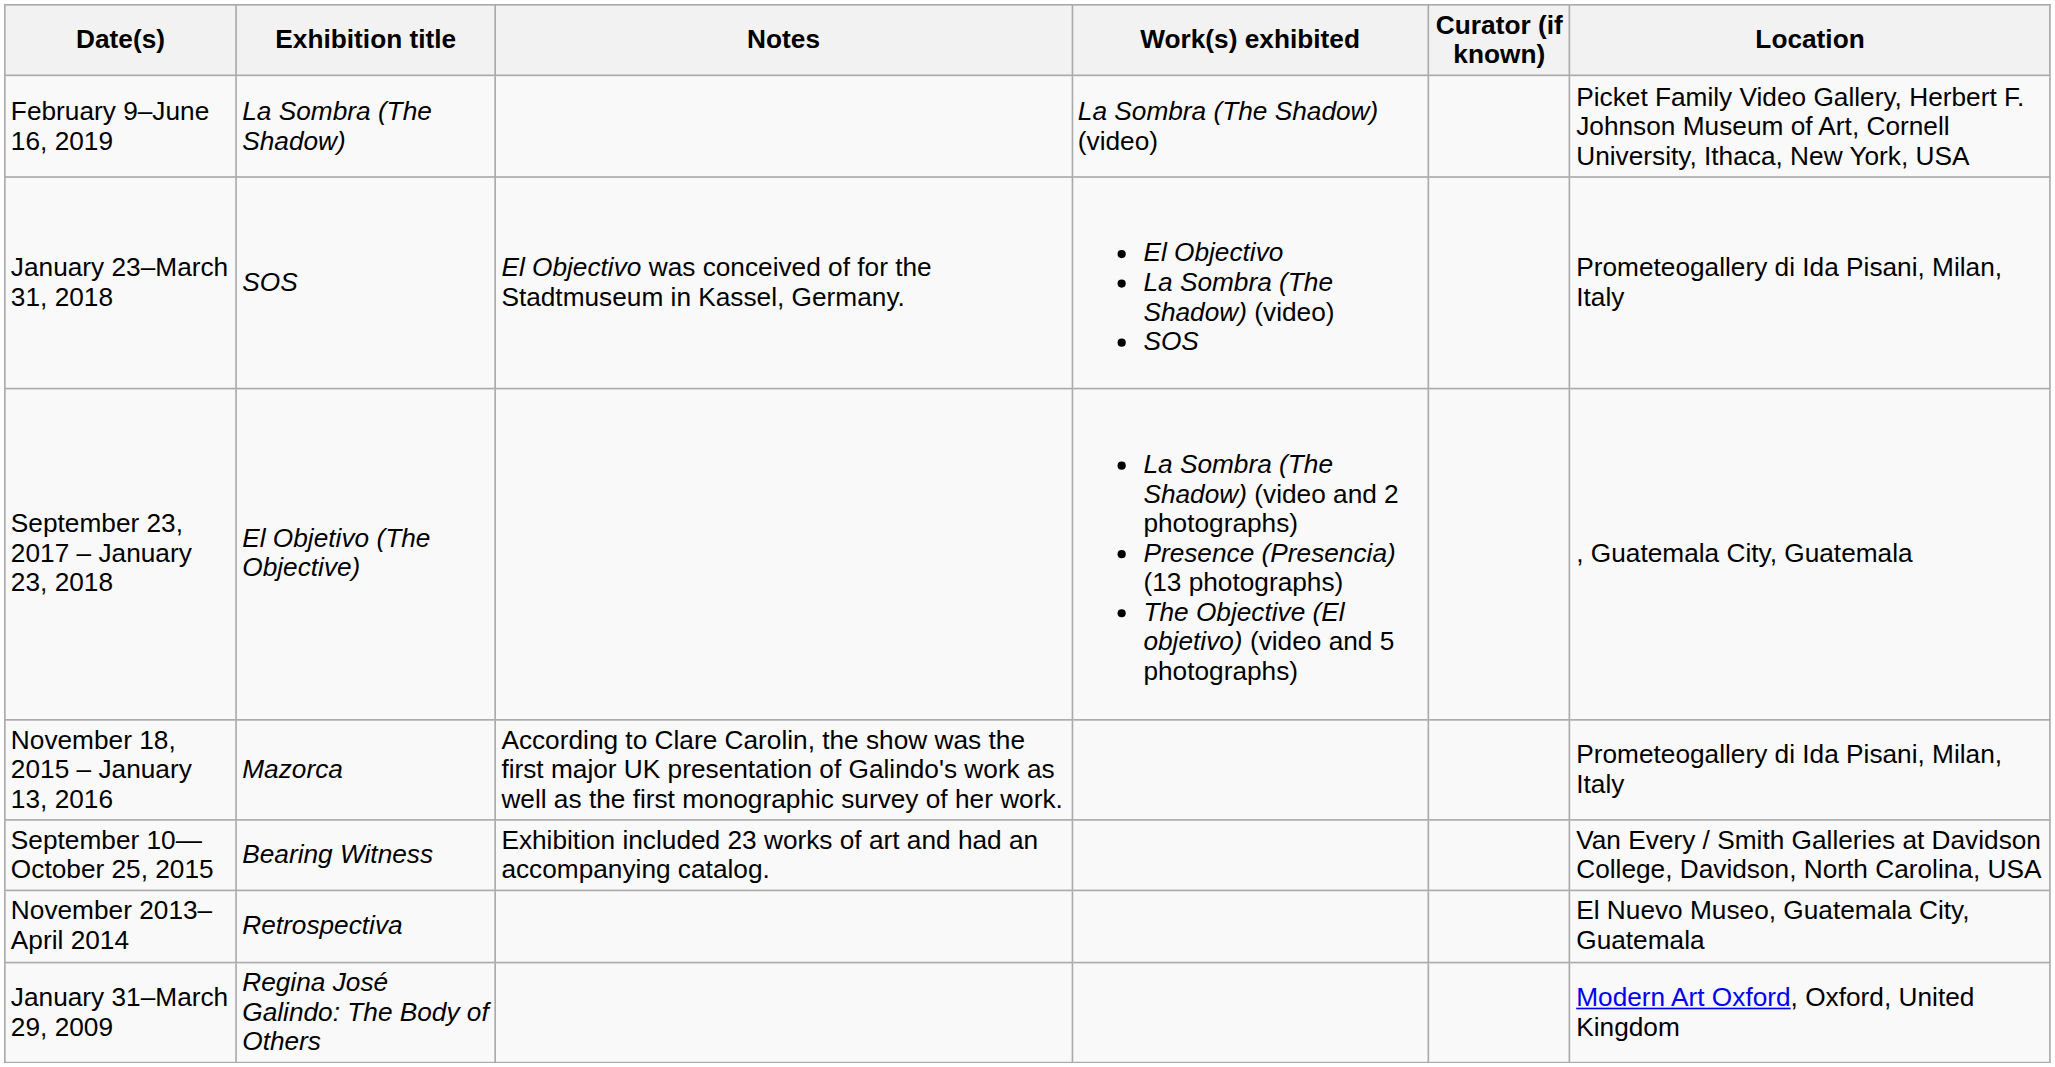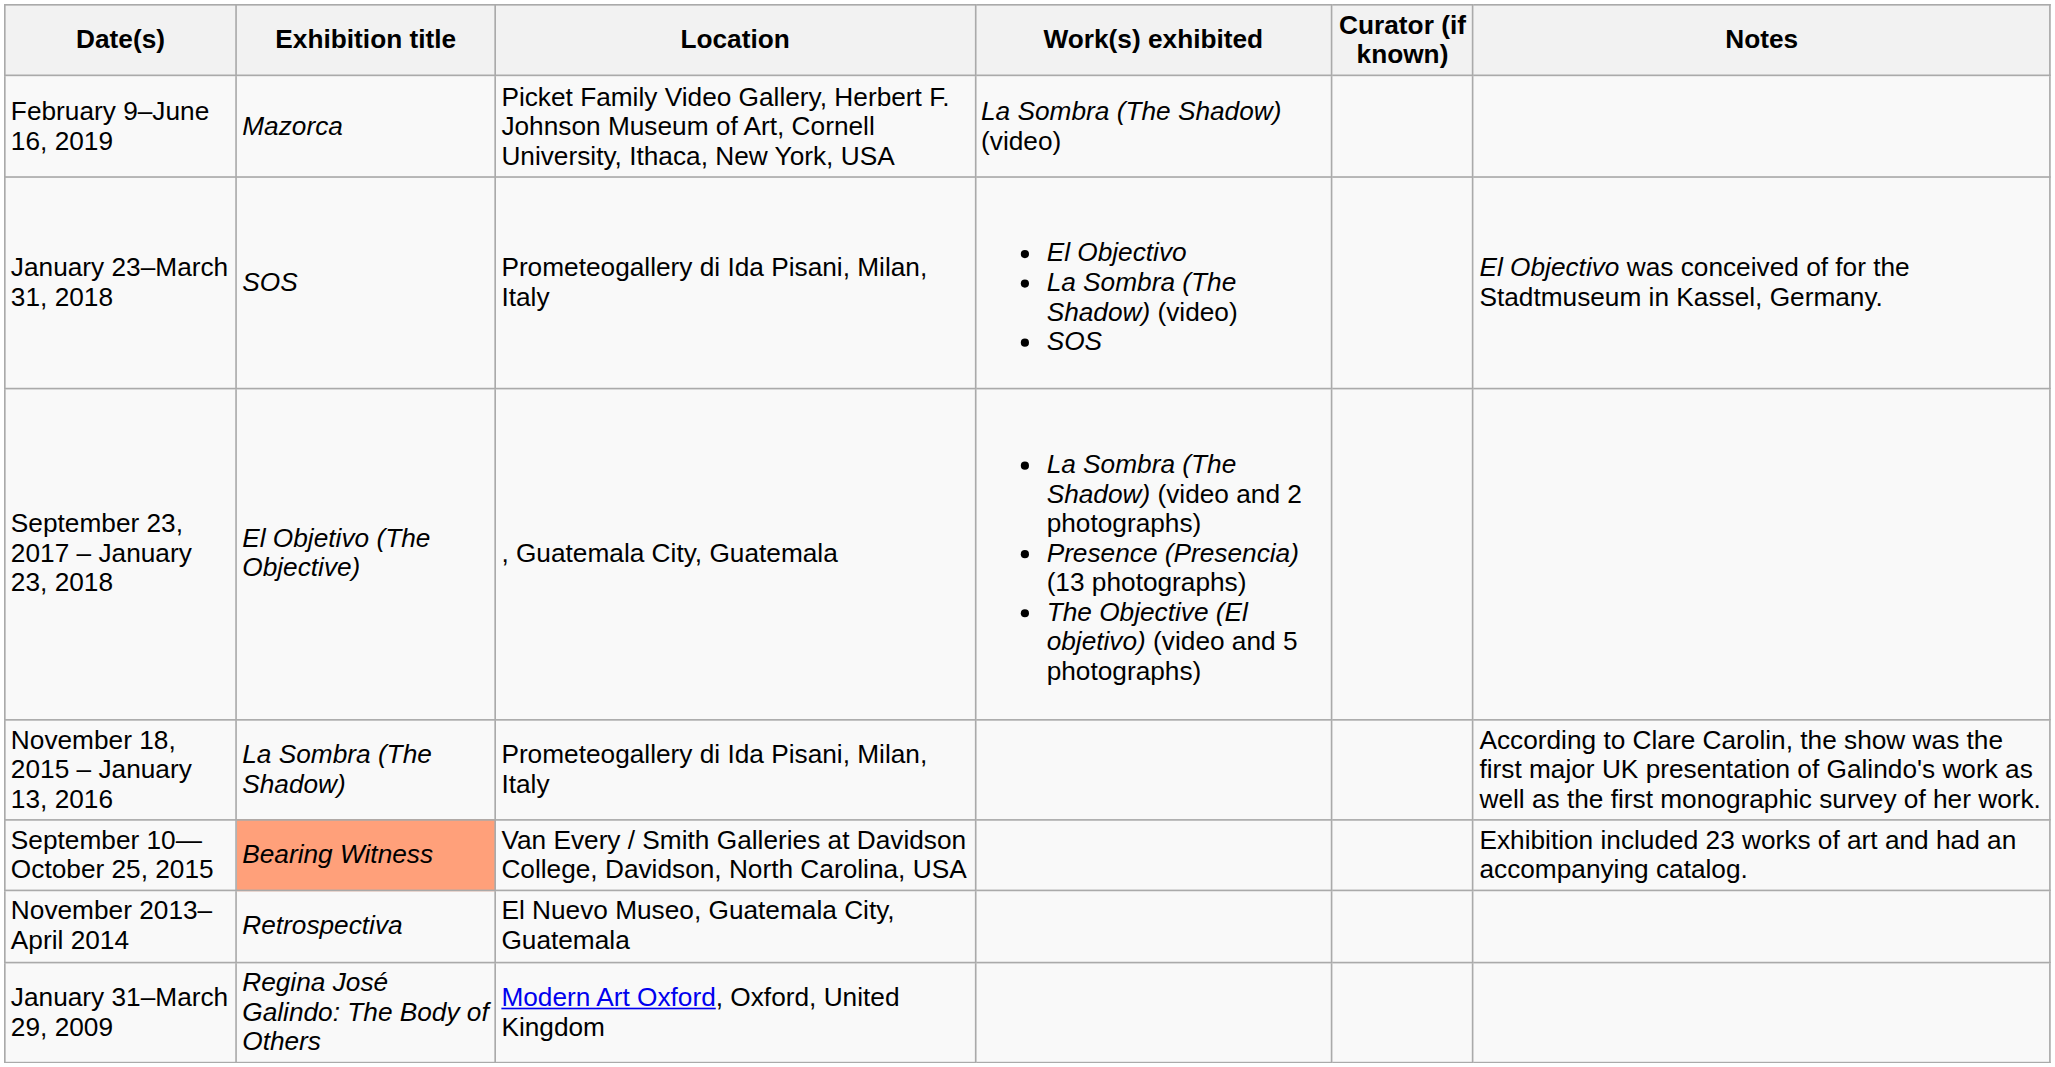columns swapped: (1810, 40) <-> (784, 40)
(337, 125) La Sombra (The Shadow) -> (293, 125) Mazorca
(293, 769) Mazorca -> (337, 769) La Sombra (The Shadow)
(338, 854) no background -> (338, 854) lightsalmon background
